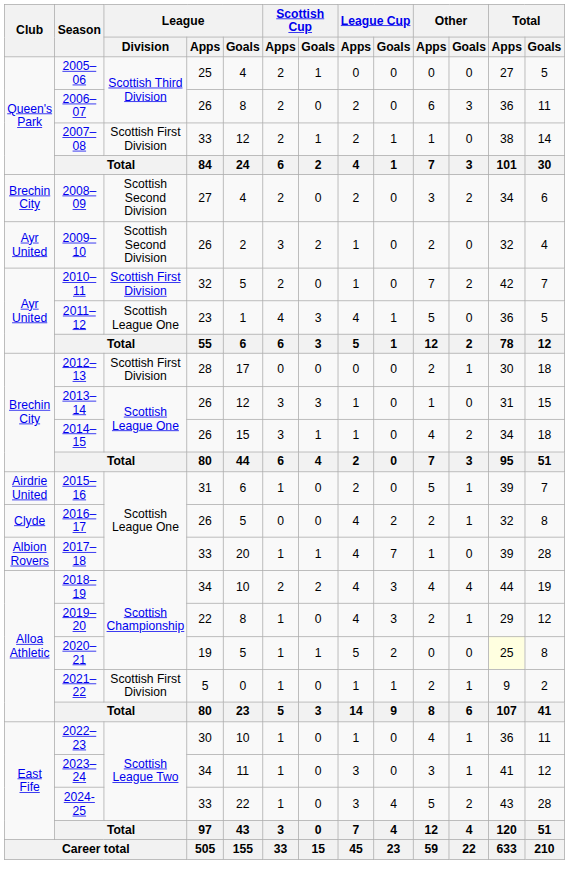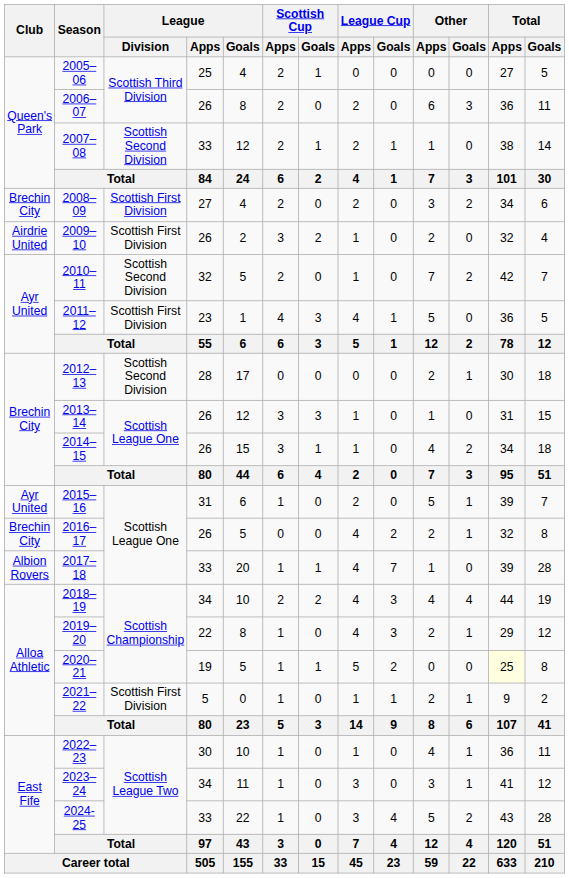(145, 139) Scottish First Division -> (145, 146) Scottish Second Division
(145, 198) Scottish Second Division -> (145, 205) Scottish First Division
(30, 244) Ayr United -> (30, 238) Airdrie United
(145, 244) Scottish Second Division -> (145, 238) Scottish First Division
(145, 284) Scottish First Division -> (145, 277) Scottish Second Division
(145, 317) Scottish League One -> (145, 317) Scottish First Division
(145, 369) Scottish First Division -> (145, 376) Scottish Second Division
(30, 488) Airdrie United -> (30, 501) Ayr United
(30, 521) Clyde -> (30, 534) Brechin City
